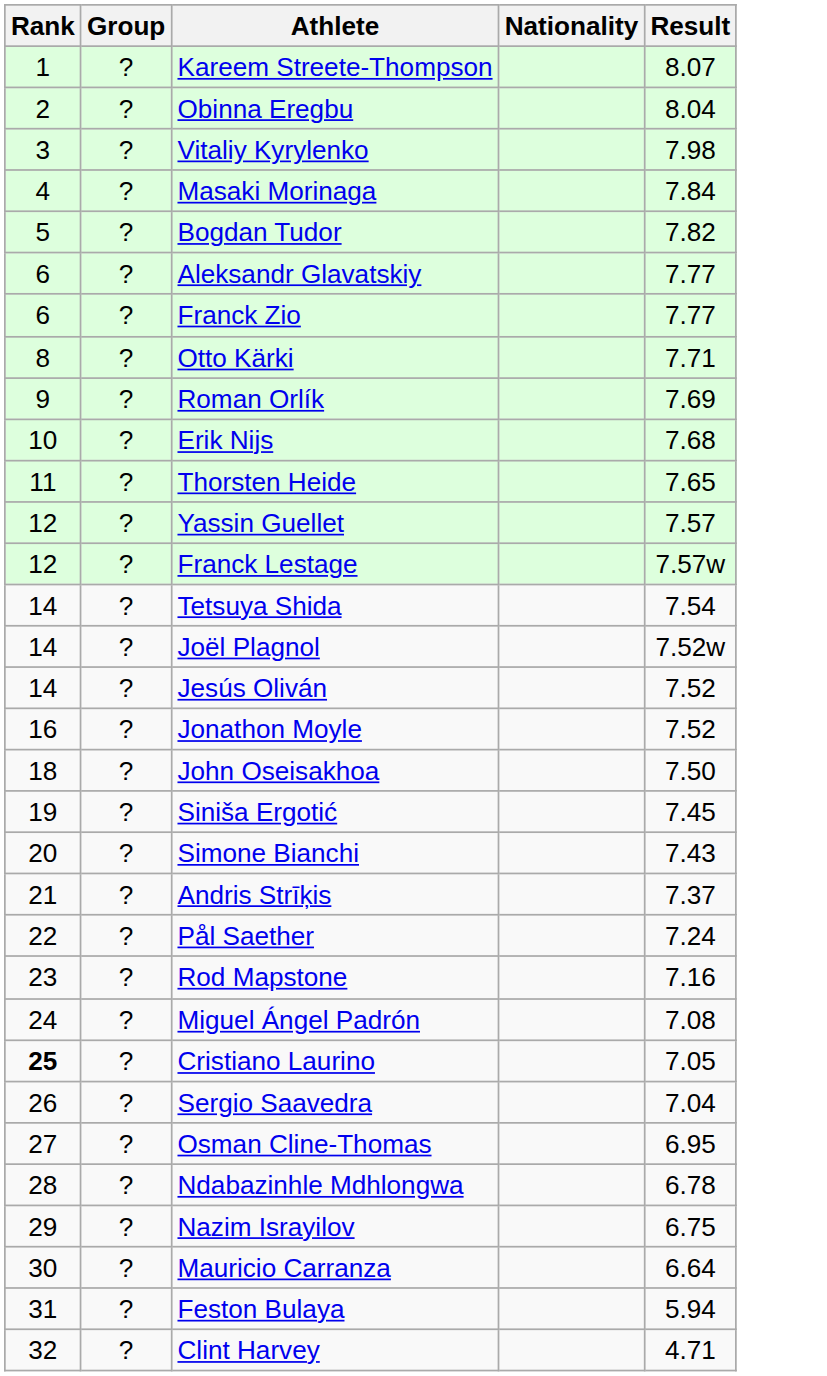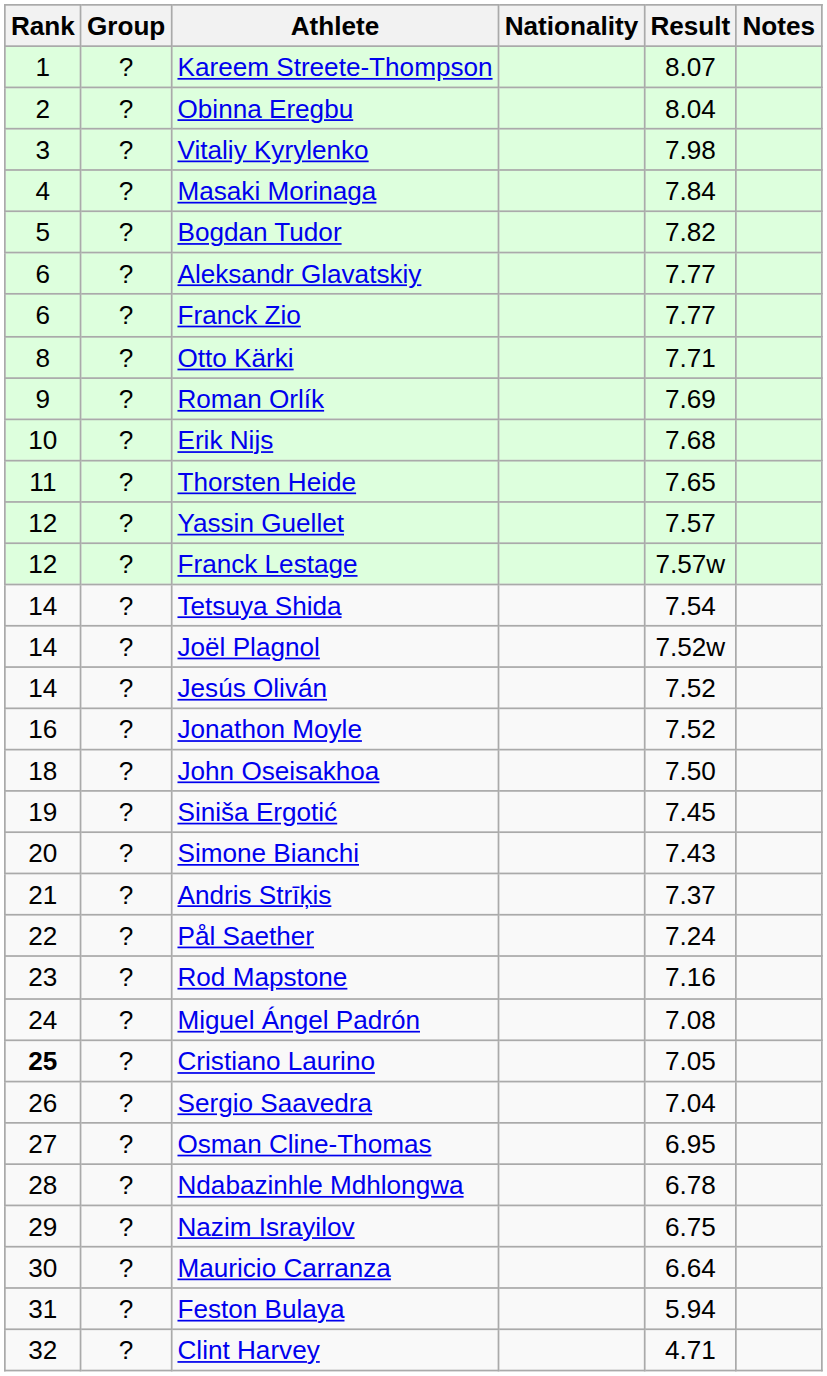+ column: (779, 26)
